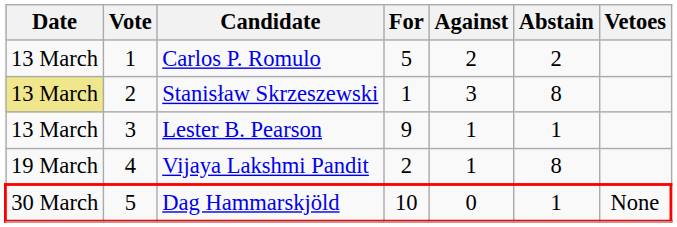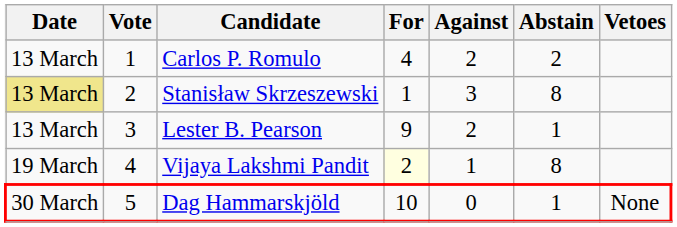(406, 58) 5 -> (406, 58) 4
(471, 129) 1 -> (471, 129) 2
(406, 165) no background -> (406, 165) lightyellow background
